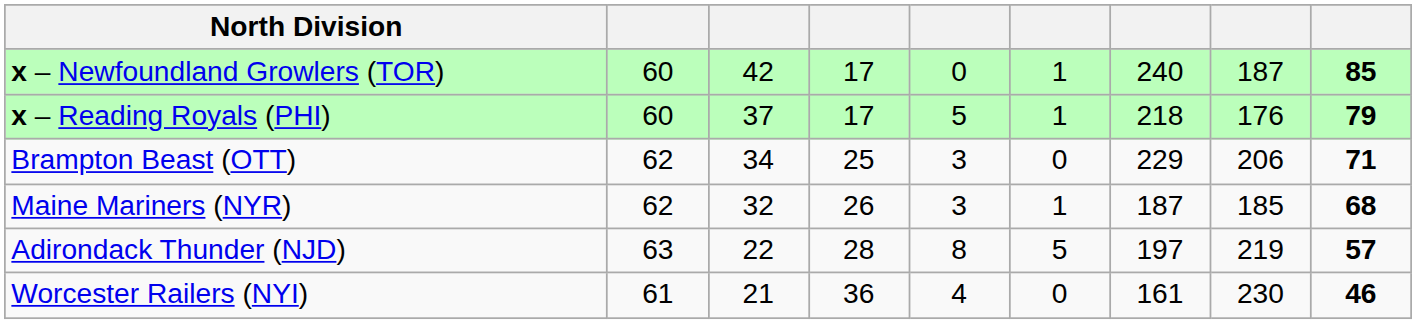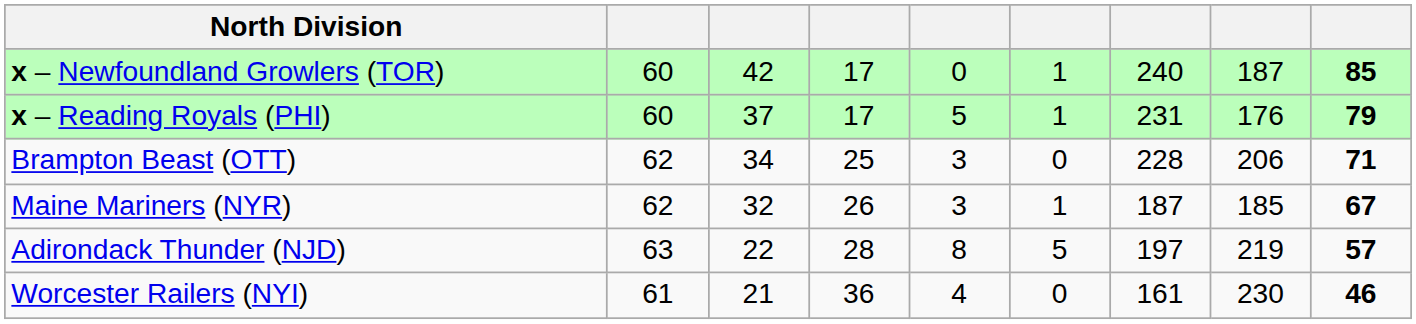(1160, 116) 218 -> (1160, 116) 231
(1160, 160) 229 -> (1160, 160) 228
(1361, 205) 68 -> (1361, 205) 67
